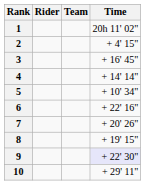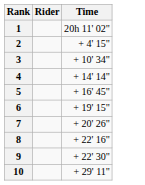- column: (76, 12)
(120, 60) + 16' 45" -> (92, 60) + 10' 34"
(120, 92) + 10' 34" -> (92, 92) + 16' 45"
(120, 108) + 22' 16" -> (92, 108) + 19' 15"
(120, 140) + 19' 15" -> (92, 140) + 22' 16"
(120, 156) lavender background -> (92, 156) no background
